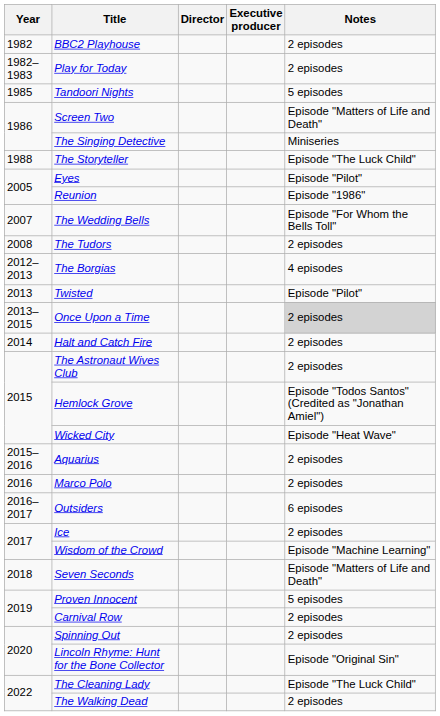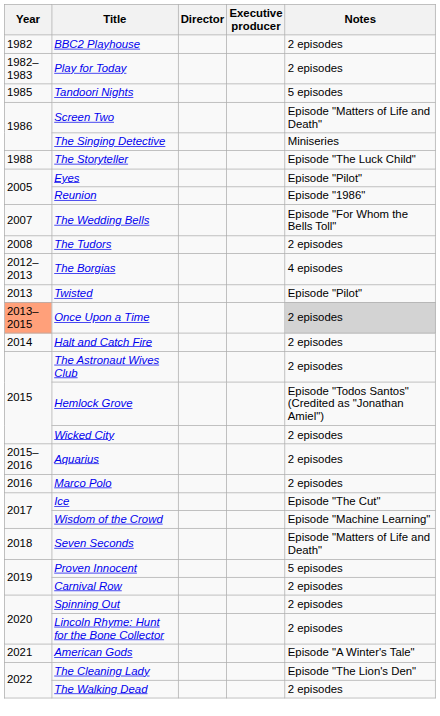(23, 318) no background -> (23, 318) lightsalmon background
(342, 434) Episode "Heat Wave" -> (315, 434) 2 episodes
- row: (79, 508)
(315, 532) 2 episodes -> (334, 501) Episode "The Cut"
(343, 659) Episode "Original Sin" -> (315, 628) 2 episodes
+ row: (93, 653)
(352, 684) Episode "The Luck Child" -> (352, 671) Episode "The Lion's Den"
